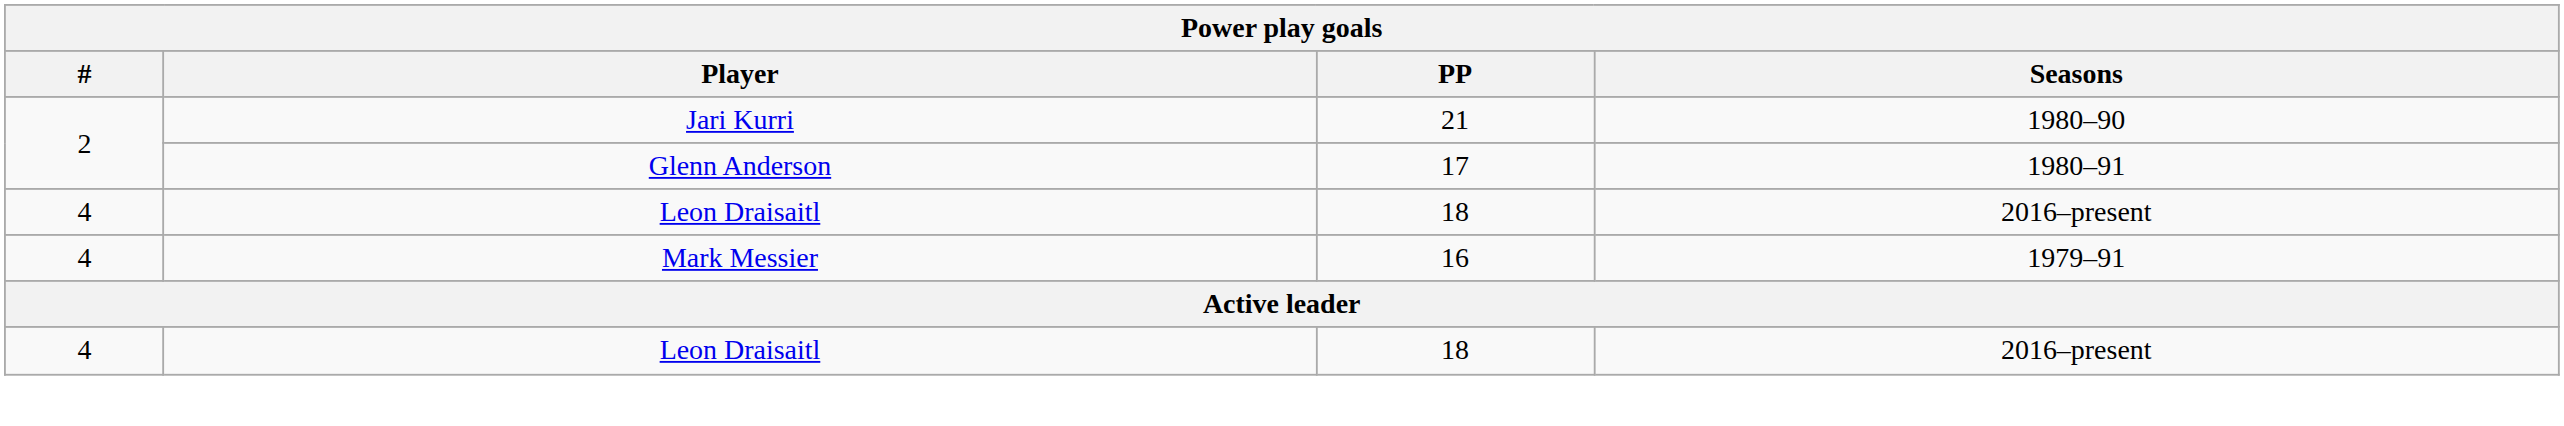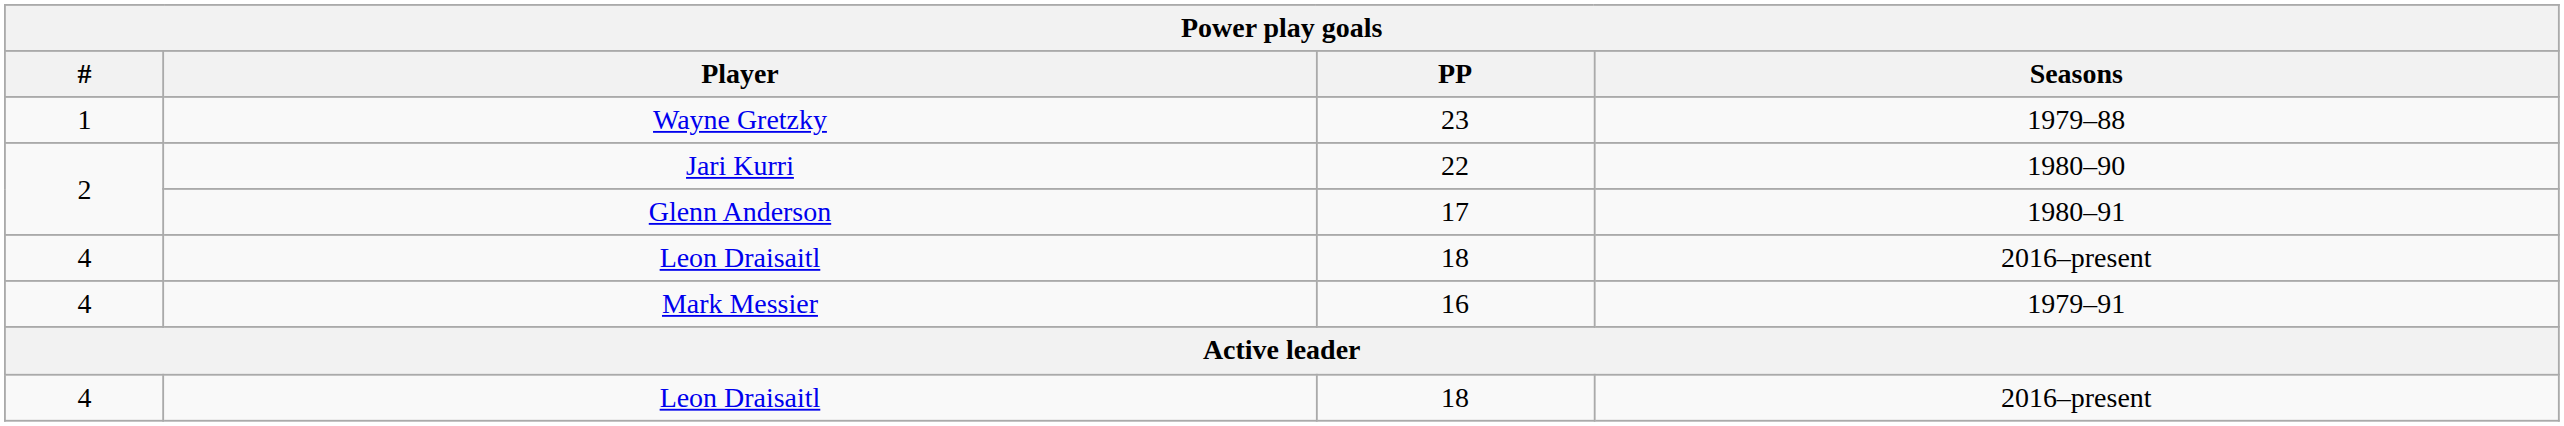+ row: (740, 119)
(1455, 119) 21 -> (1455, 166) 22
